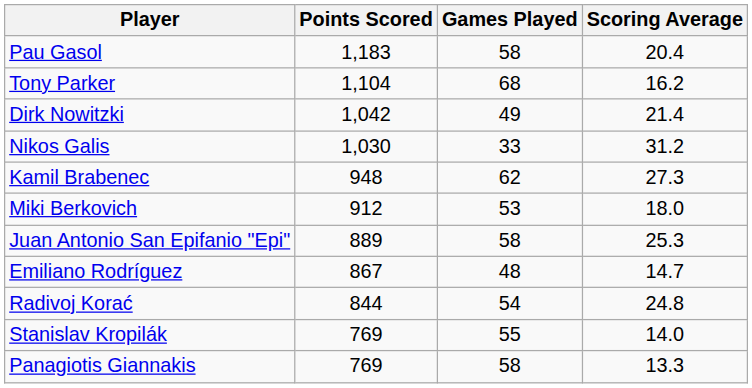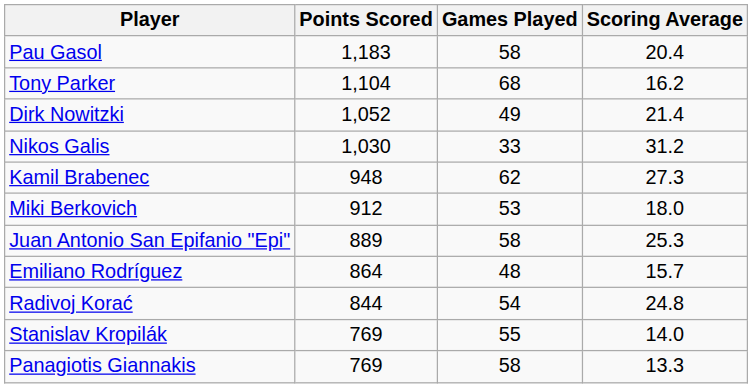(366, 114) 1,042 -> (366, 114) 1,052
(366, 271) 867 -> (366, 271) 864
(665, 271) 14.7 -> (665, 271) 15.7
